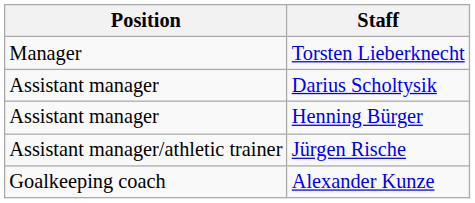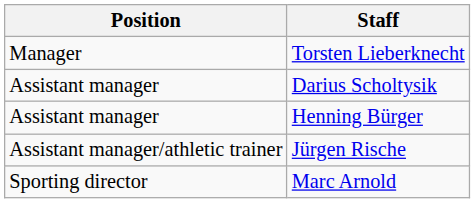- row: (363, 181)
+ row: (344, 181)
